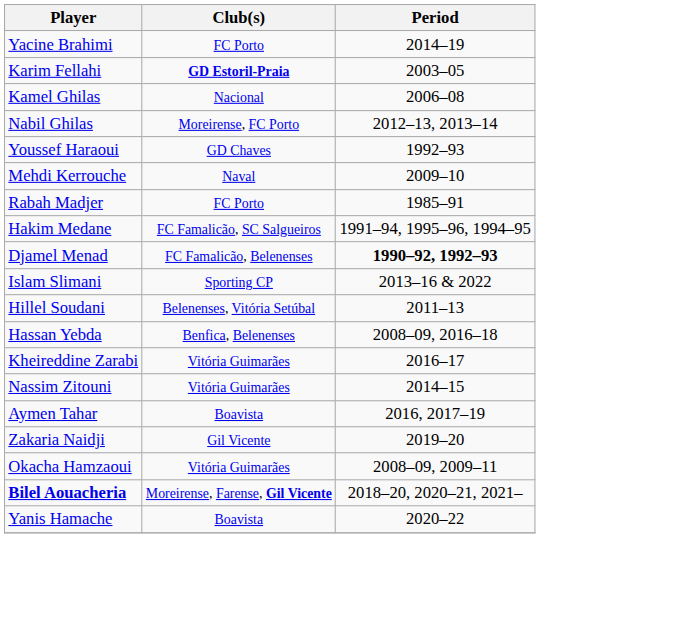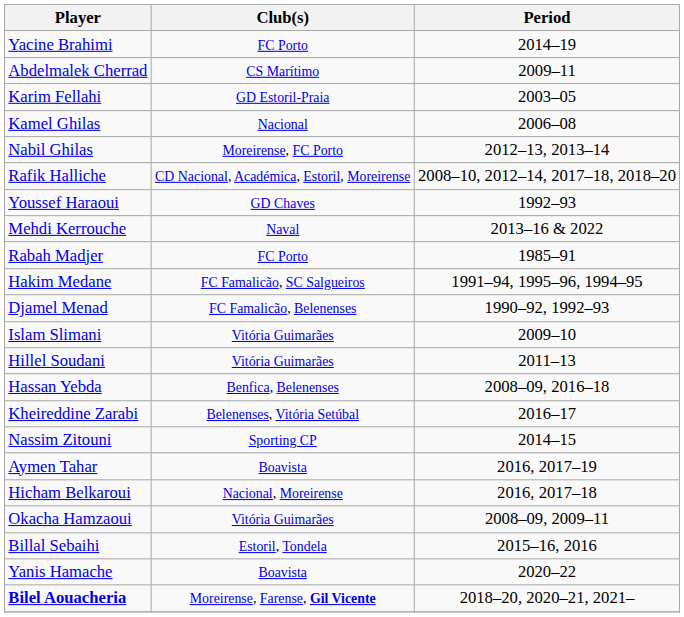+ row: (78, 70)
(239, 70) bold -> (283, 97) normal
+ row: (57, 176)
(435, 176) 2009–10 -> (547, 228) 2013–16 & 2022
(435, 255) bold -> (547, 307) normal
(239, 282) Sporting CP -> (283, 335) Vitória Guimarães
(435, 281) 2013–16 & 2022 -> (547, 334) 2009–10
(239, 309) Belenenses, Vitória Setúbal -> (283, 361) Vitória Guimarães
(239, 361) Vitória Guimarães -> (283, 414) Belenenses, Vitória Setúbal
(239, 388) Vitória Guimarães -> (283, 440) Sporting CP
- row: (57, 439)
+ row: (70, 492)
+ row: (54, 545)
rows swapped: (67, 492) <-> (60, 519)
